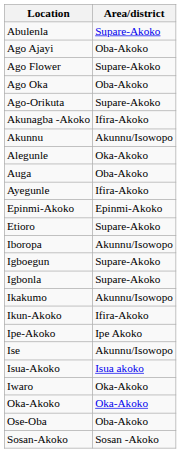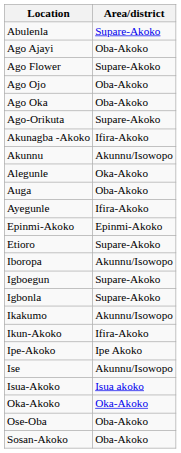+ row: (26, 84)
- row: (20, 386)
(127, 439) Sosan -Akoko -> (122, 439) Oba-Akoko
